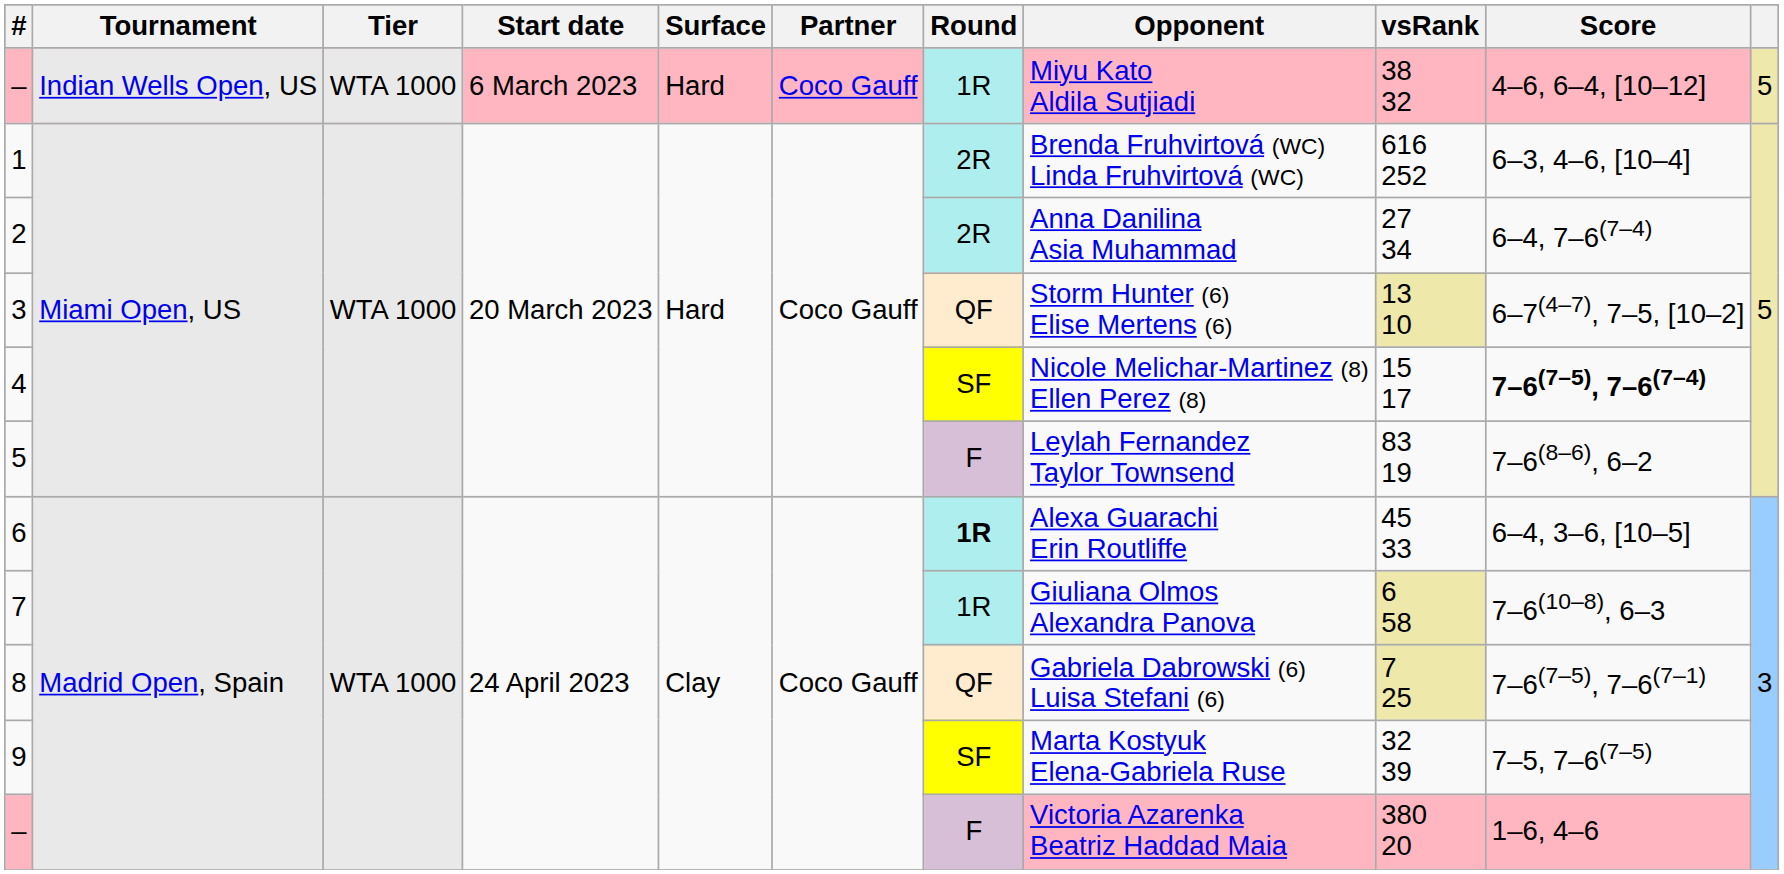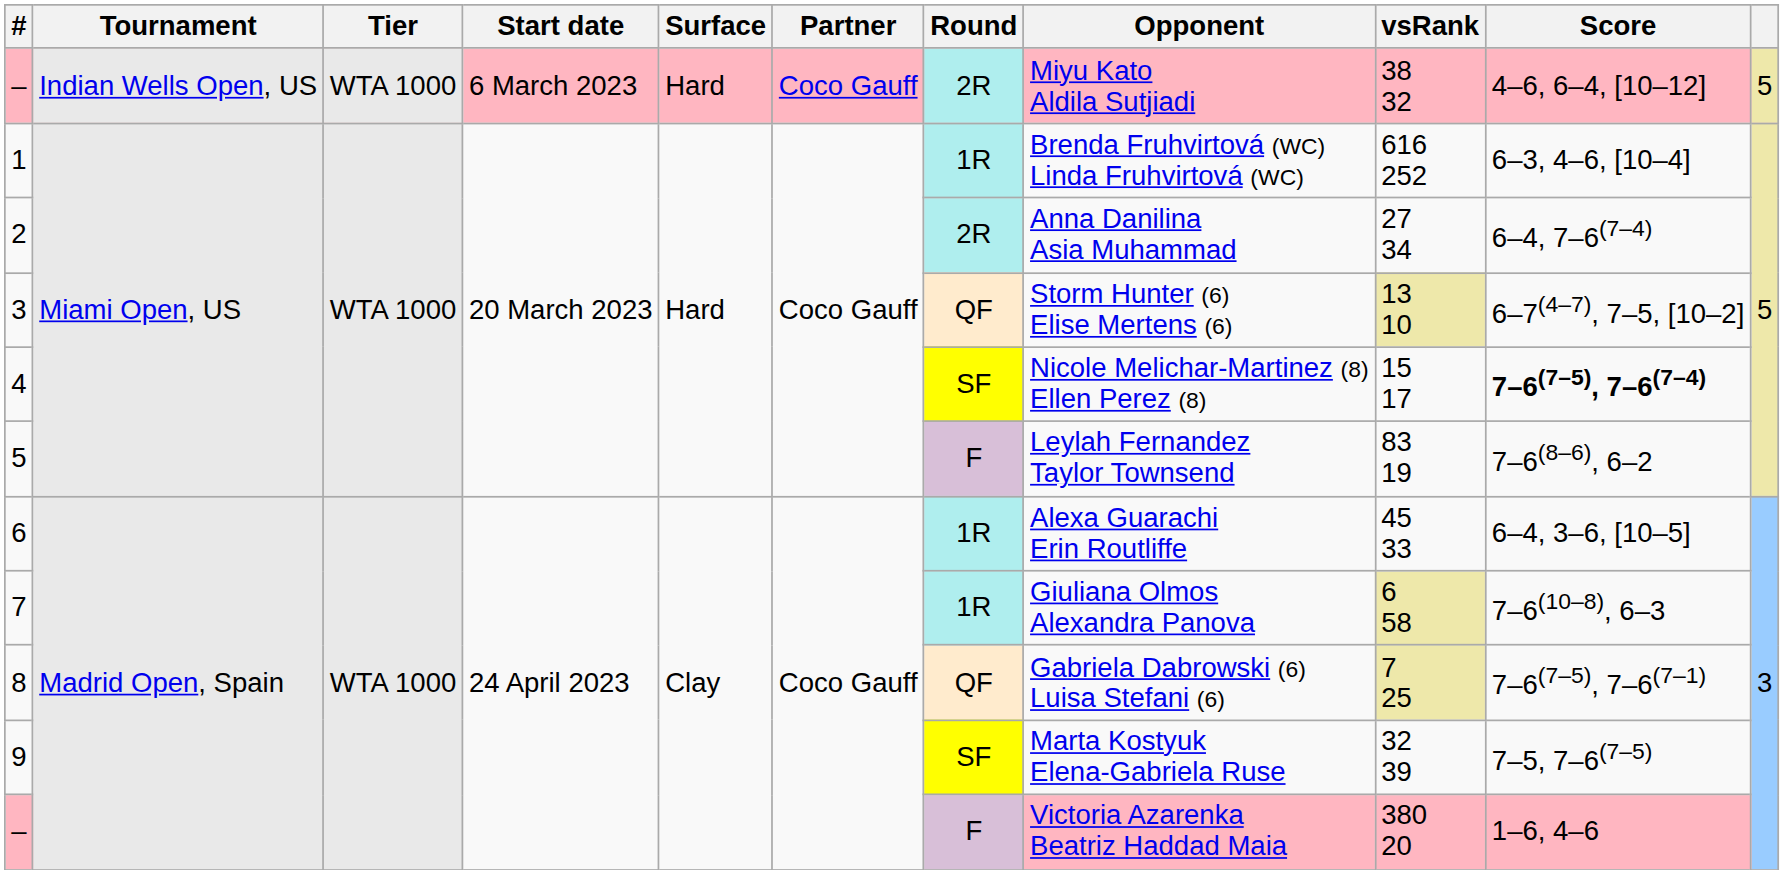(974, 85) 1R -> (974, 85) 2R
(974, 160) 2R -> (974, 160) 1R
(974, 533) bold -> (974, 533) normal
